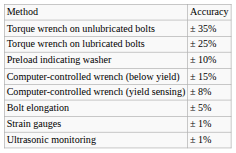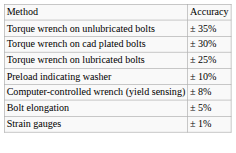+ row: (76, 44)
- row: (93, 76)
- row: (51, 140)
